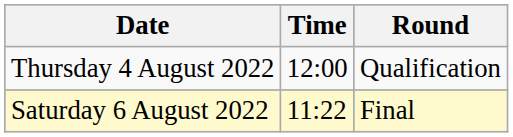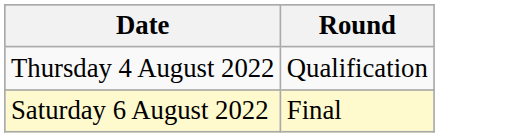- column: (317, 25)
